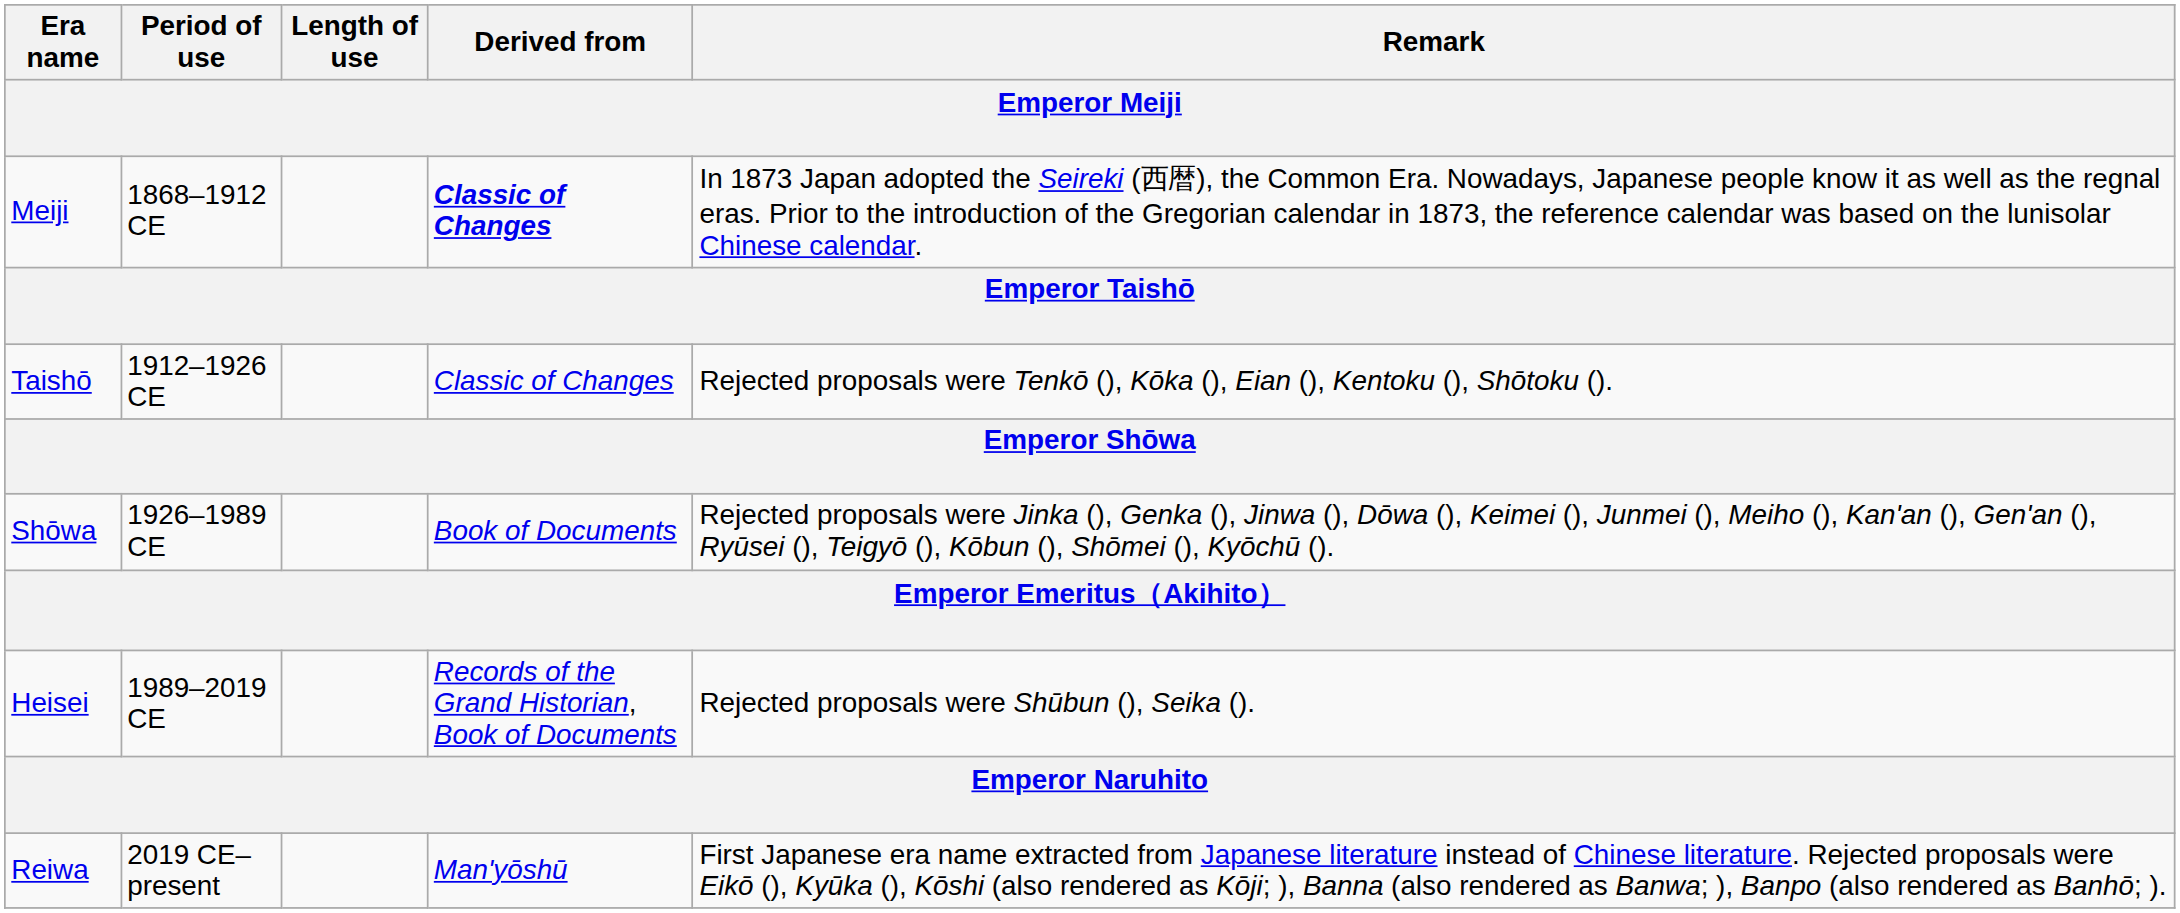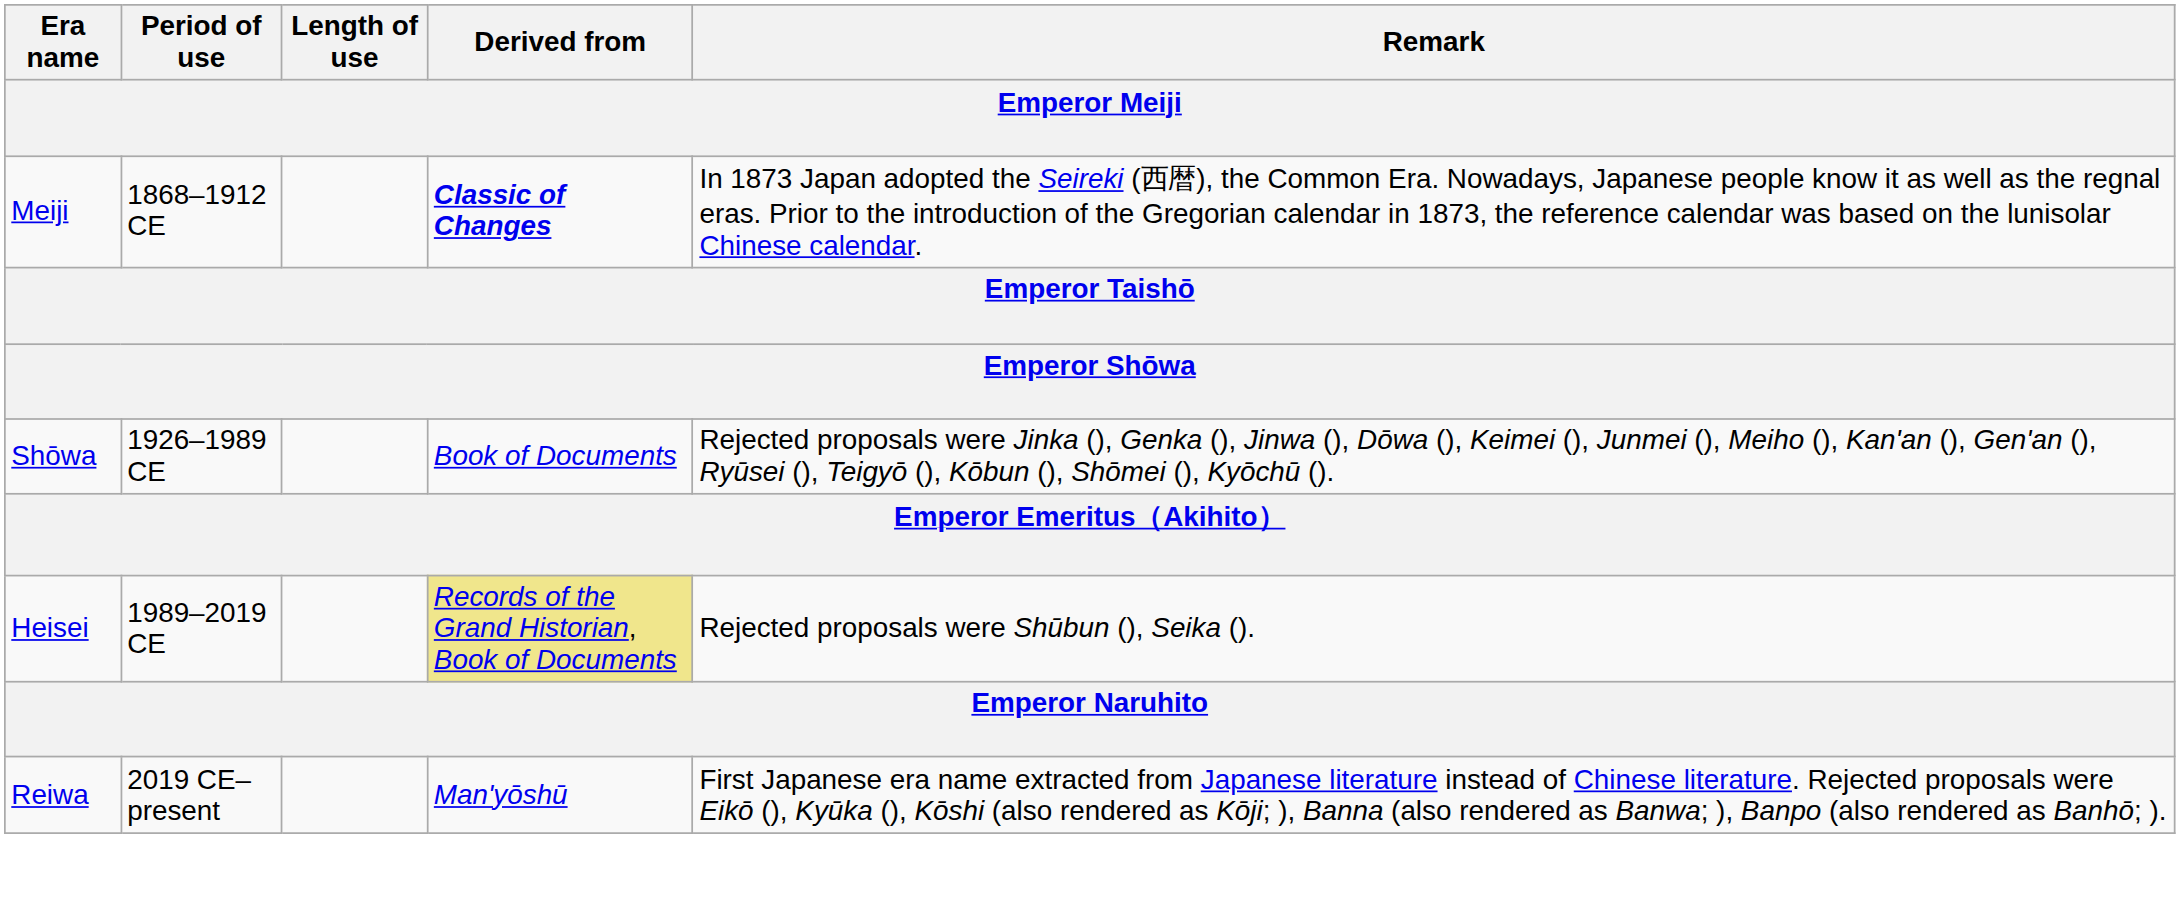- row: (52, 380)
(555, 703) no background -> (555, 627) khaki background
